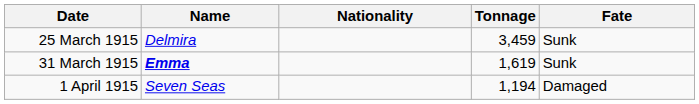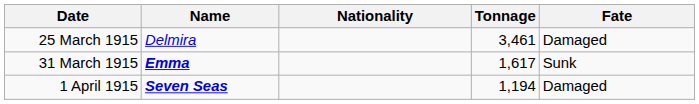(517, 39) 3,459 -> (517, 39) 3,461
(560, 39) Sunk -> (575, 39) Damaged
(517, 63) 1,619 -> (517, 63) 1,617
(185, 87) normal -> (186, 87) bold
